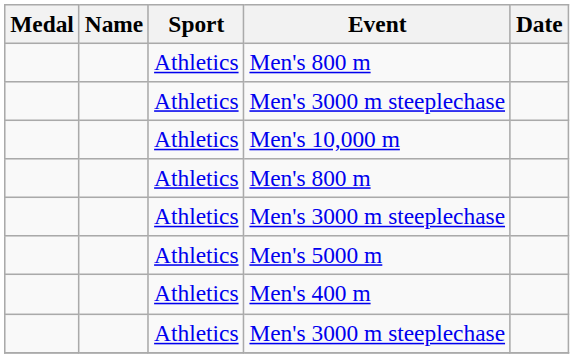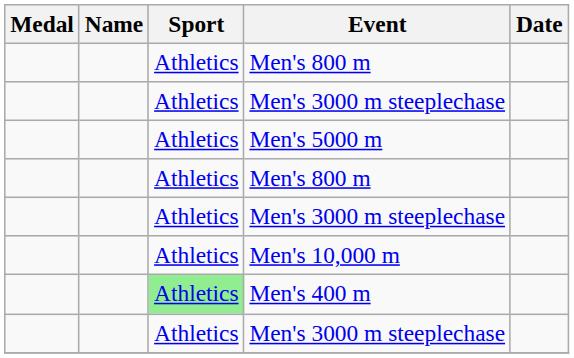rows swapped: (42, 140) <-> (42, 256)
(196, 294) no background -> (196, 294) lightgreen background
